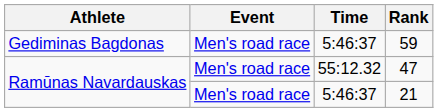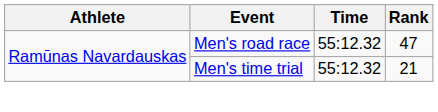- row: (409, 44)
(252, 95) Men's road race -> (248, 69) Men's time trial
(349, 95) 5:46:37 -> (349, 69) 55:12.32
